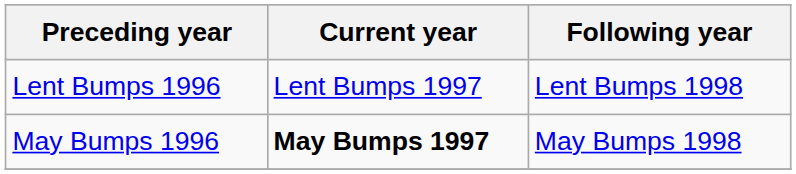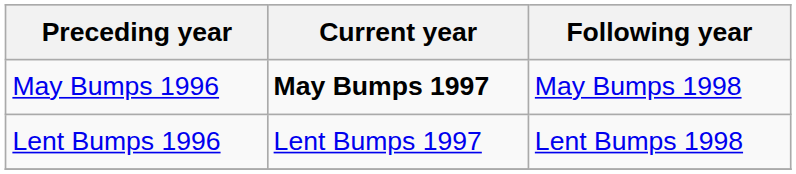rows swapped: (116, 141) <-> (116, 86)
